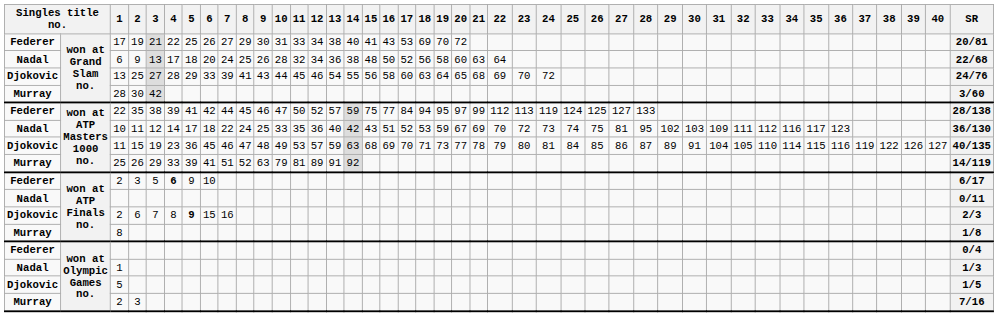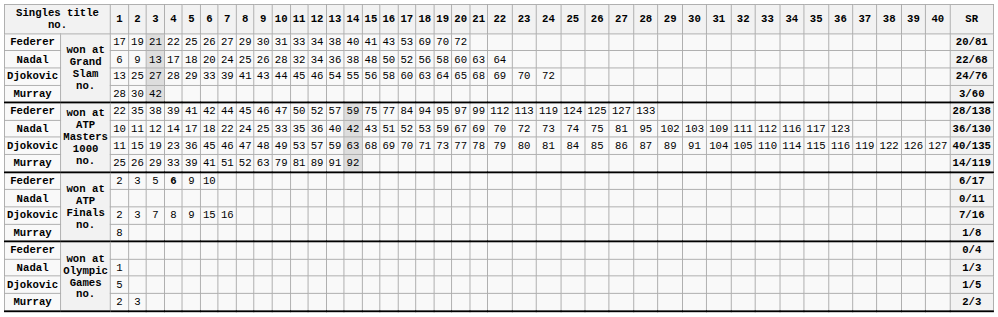(138, 215) 6 -> (138, 215) 3
(191, 215) bold -> (191, 215) normal
(972, 215) 2/3 -> (972, 215) 7/16
(972, 301) 7/16 -> (972, 301) 2/3
